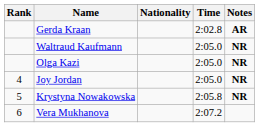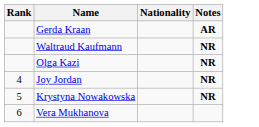- column: (209, 12)
